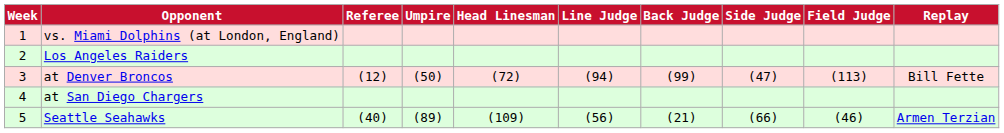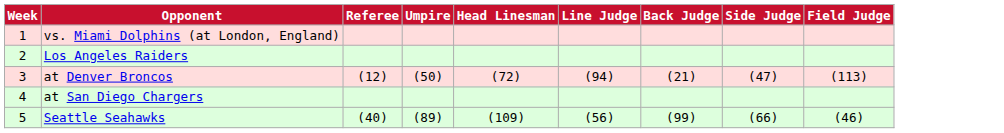- column: (946, 15)
(681, 76) (99) -> (681, 76) (21)
(681, 118) (21) -> (681, 118) (99)
